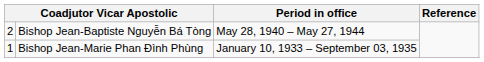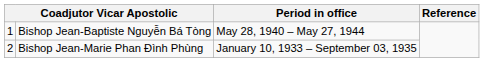(10, 31) 2 -> (10, 31) 1
(10, 48) 1 -> (10, 48) 2
